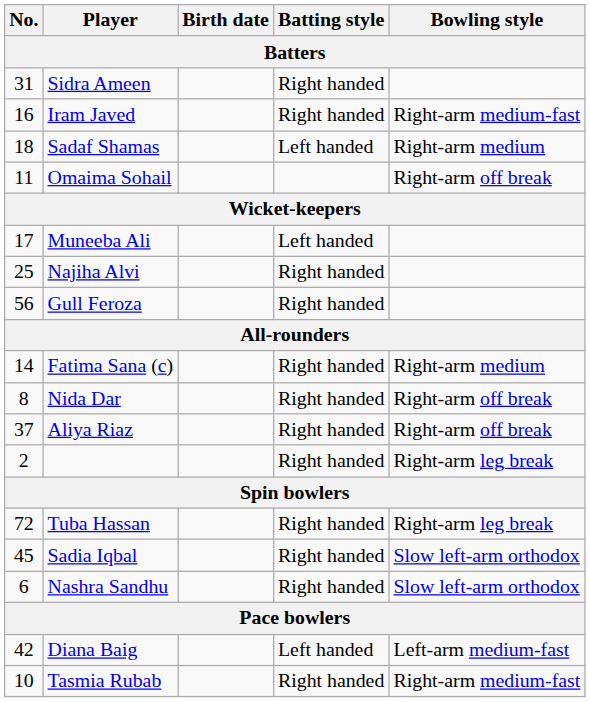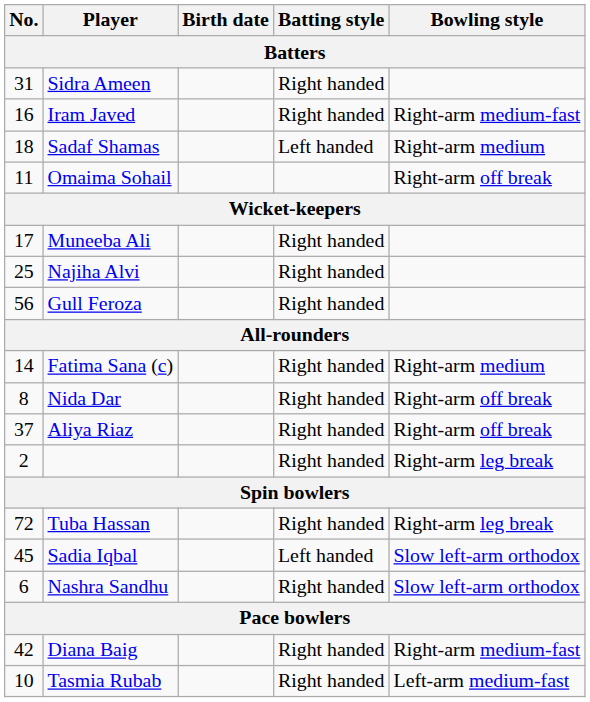(326, 240) Left handed -> (331, 240) Right handed
(331, 555) Right handed -> (326, 555) Left handed
(326, 649) Left handed -> (331, 649) Right handed
(481, 649) Left-arm medium-fast -> (487, 649) Right-arm medium-fast
(487, 680) Right-arm medium-fast -> (481, 680) Left-arm medium-fast
